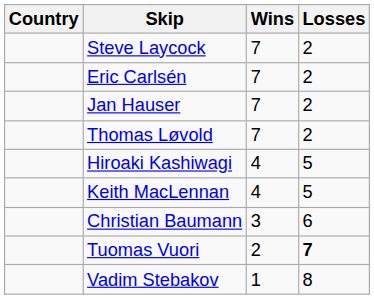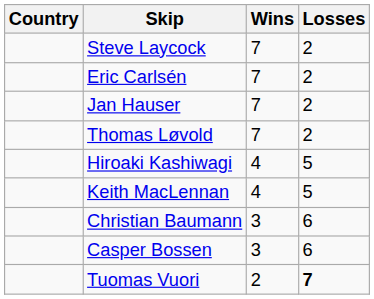+ row: (149, 250)
- row: (153, 279)
